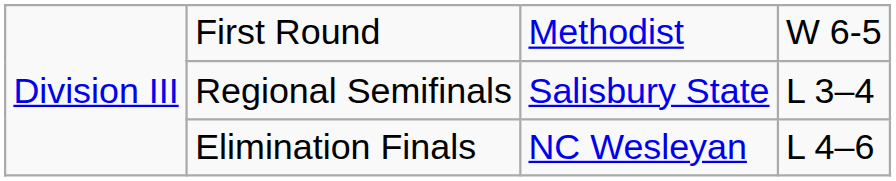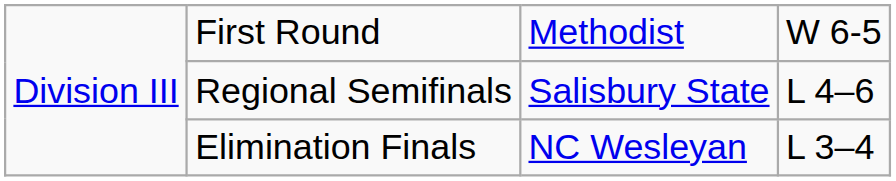(830, 89) L 3–4 -> (830, 89) L 4–6
(830, 146) L 4–6 -> (830, 146) L 3–4
